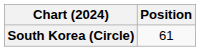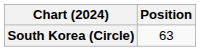(166, 35) 61 -> (166, 35) 63
